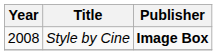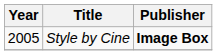(24, 38) 2008 -> (24, 38) 2005
